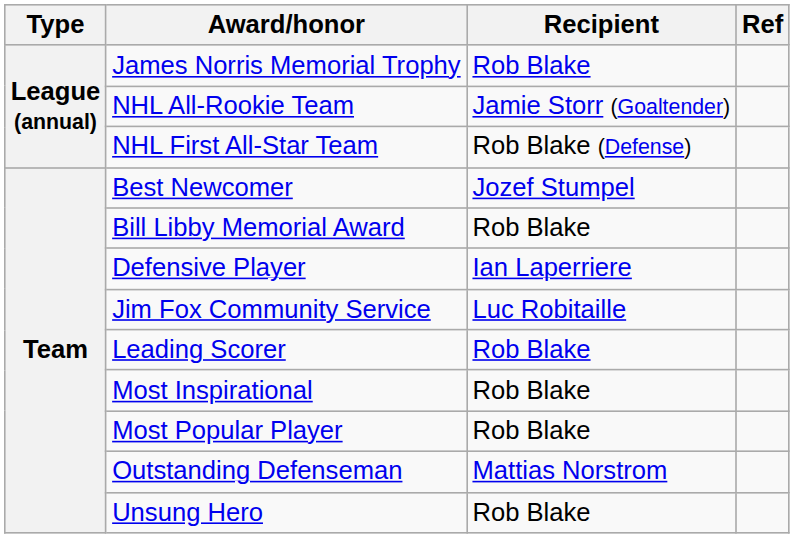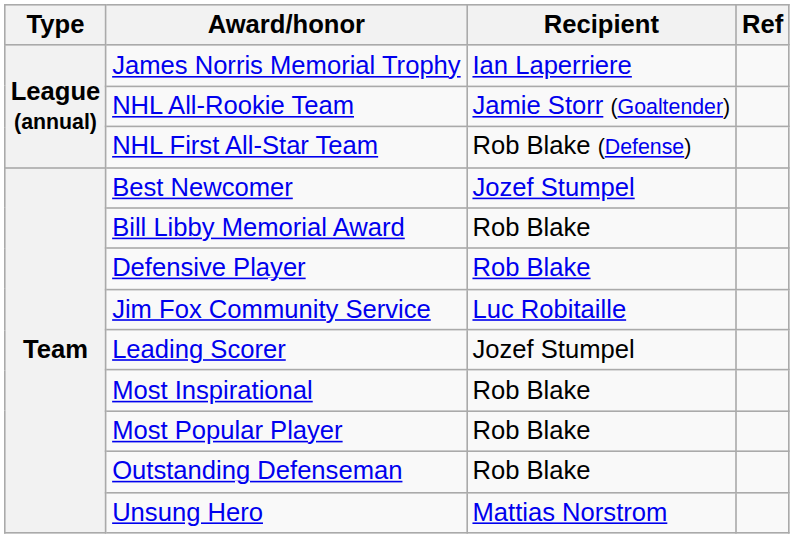(532, 65) Rob Blake -> (552, 65) Ian Laperriere
(552, 268) Ian Laperriere -> (532, 268) Rob Blake
(532, 349) Rob Blake -> (554, 349) Jozef Stumpel
(570, 471) Mattias Norstrom -> (532, 471) Rob Blake
(532, 512) Rob Blake -> (570, 512) Mattias Norstrom
